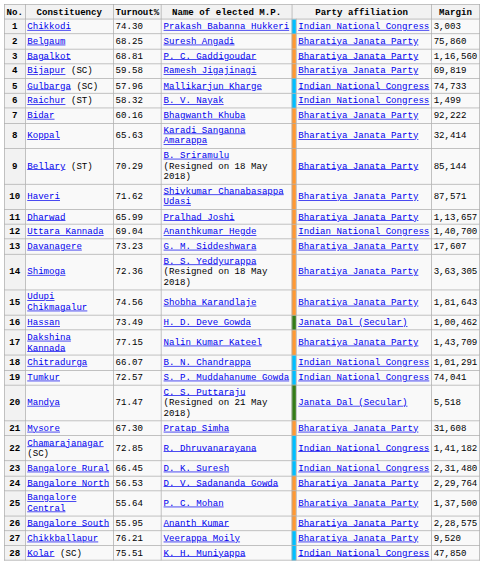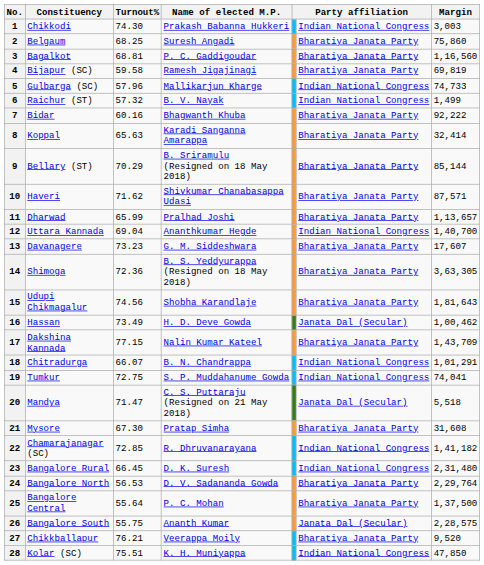(129, 101) 58.32 -> (129, 101) 57.32
(129, 378) 72.57 -> (129, 378) 72.75
(129, 523) 55.95 -> (129, 523) 55.75
(358, 523) Bharatiya Janata Party -> (353, 523) Janata Dal (Secular)
